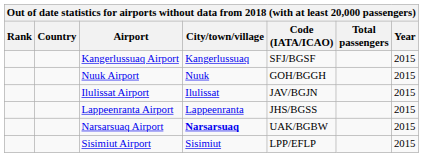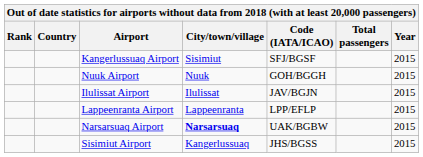(217, 59) Kangerlussuaq -> (203, 59) Sisimiut
(293, 110) JHS/BGSS -> (293, 110) LPP/EFLP
(203, 144) Sisimiut -> (217, 144) Kangerlussuaq
(293, 144) LPP/EFLP -> (293, 144) JHS/BGSS
